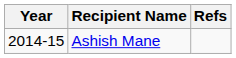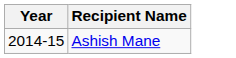- column: (210, 16)
